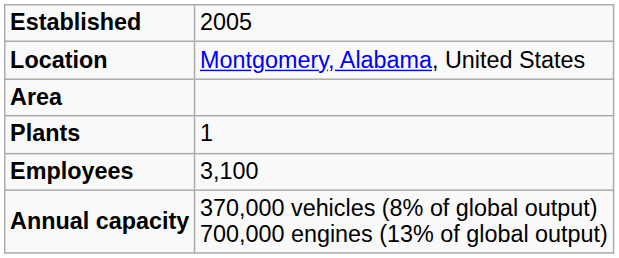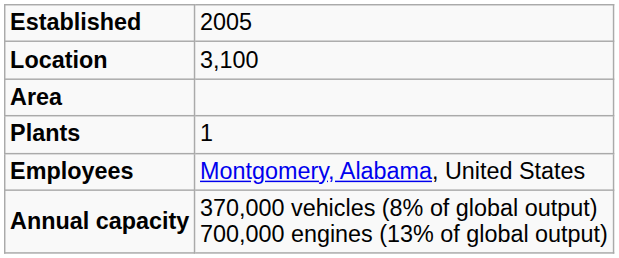(393, 60) Montgomery, Alabama, United States -> (229, 60) 3,100
(229, 171) 3,100 -> (393, 171) Montgomery, Alabama, United States
